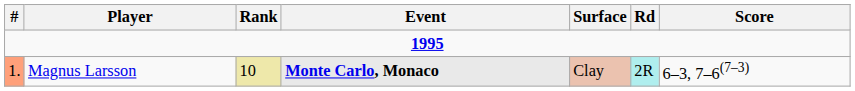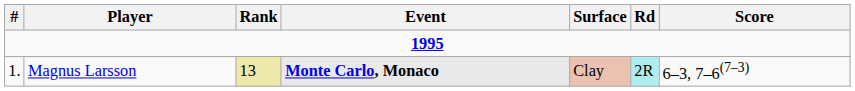(14, 71) lightsalmon background -> (14, 71) no background
(248, 71) 10 -> (248, 71) 13
